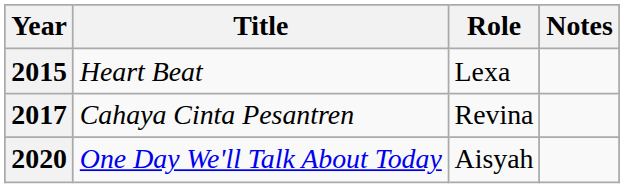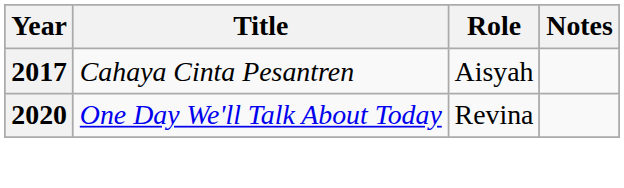- row: (39, 70)
(494, 114) Revina -> (494, 70) Aisyah
(494, 159) Aisyah -> (494, 114) Revina
